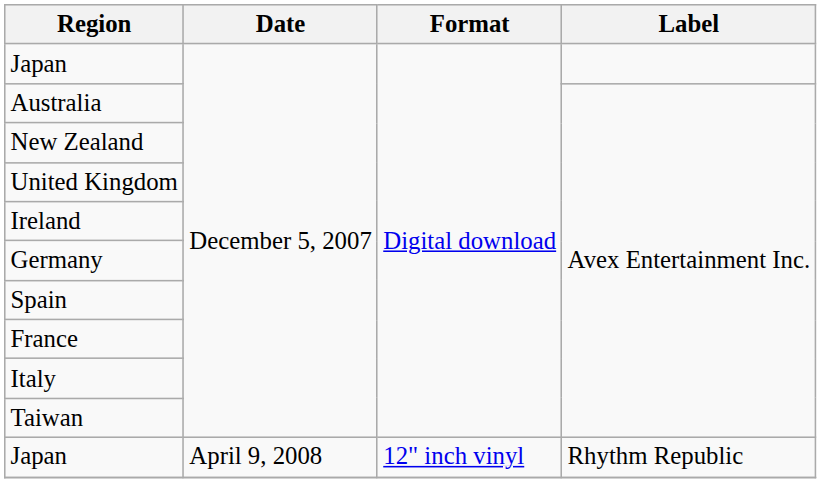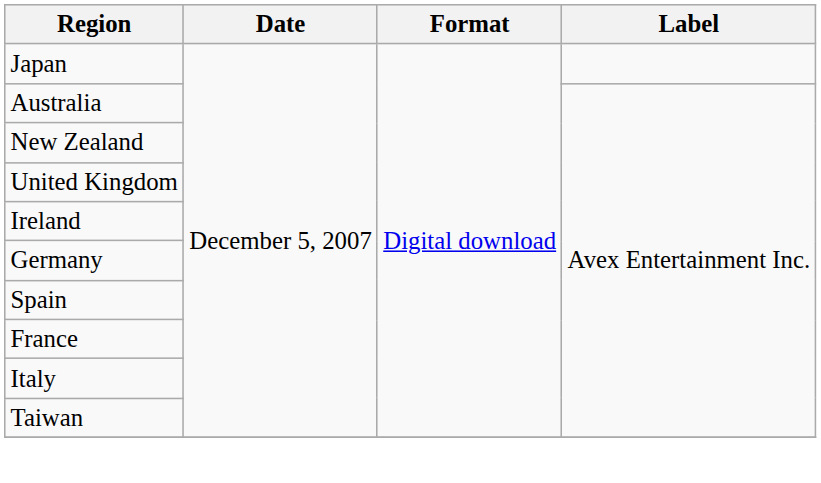- row: (39, 456)
